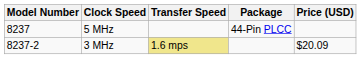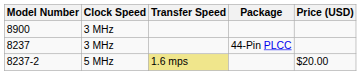+ row: (18, 29)
(99, 29) 5 MHz -> (99, 45) 3 MHz
(99, 45) 3 MHz -> (99, 62) 5 MHz
(312, 45) $20.09 -> (312, 62) $20.00
